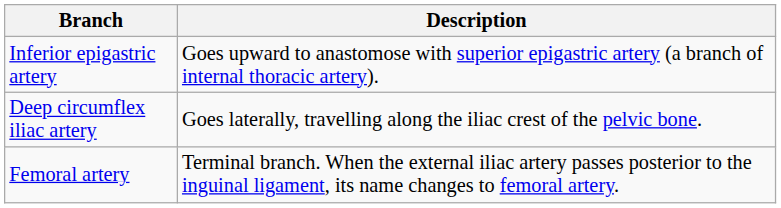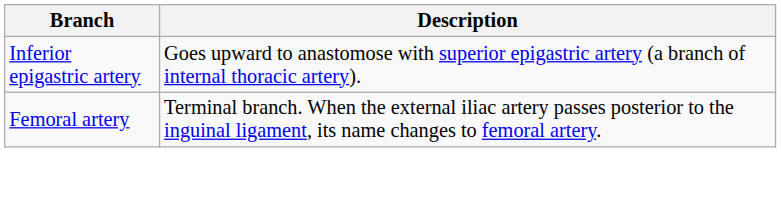- row: (77, 119)
